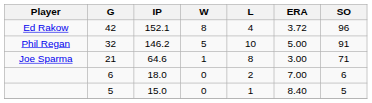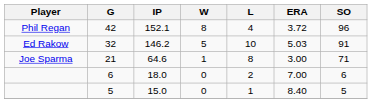(46, 28) Ed Rakow -> (46, 28) Phil Regan
(46, 43) Phil Regan -> (46, 43) Ed Rakow
(297, 43) 5.00 -> (297, 43) 5.03
